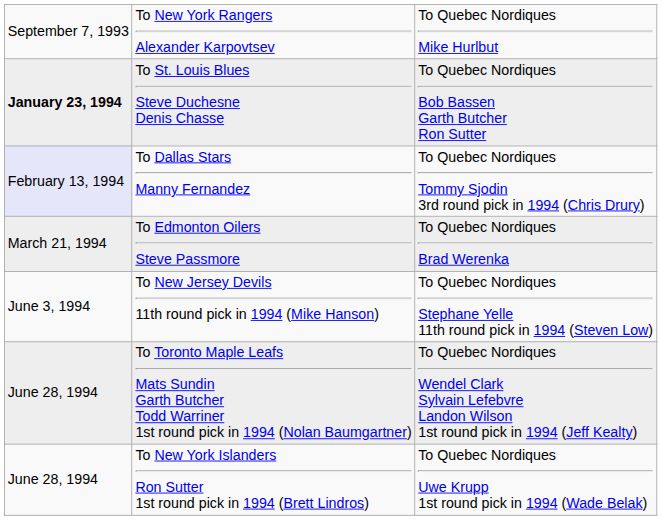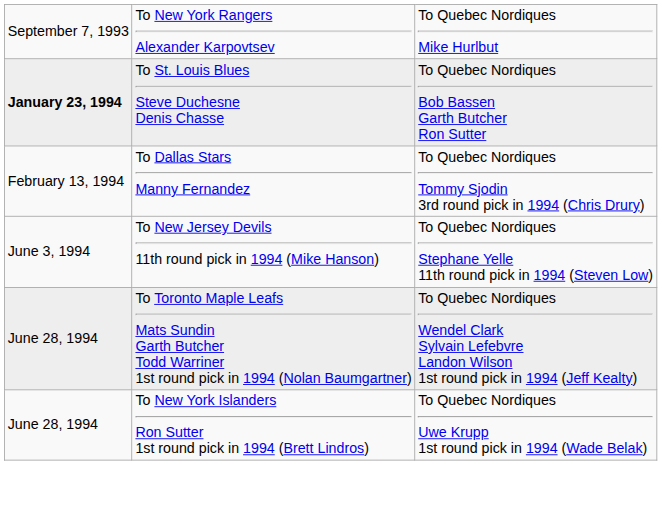(66, 181) lavender background -> (66, 181) no background
- row: (274, 243)
